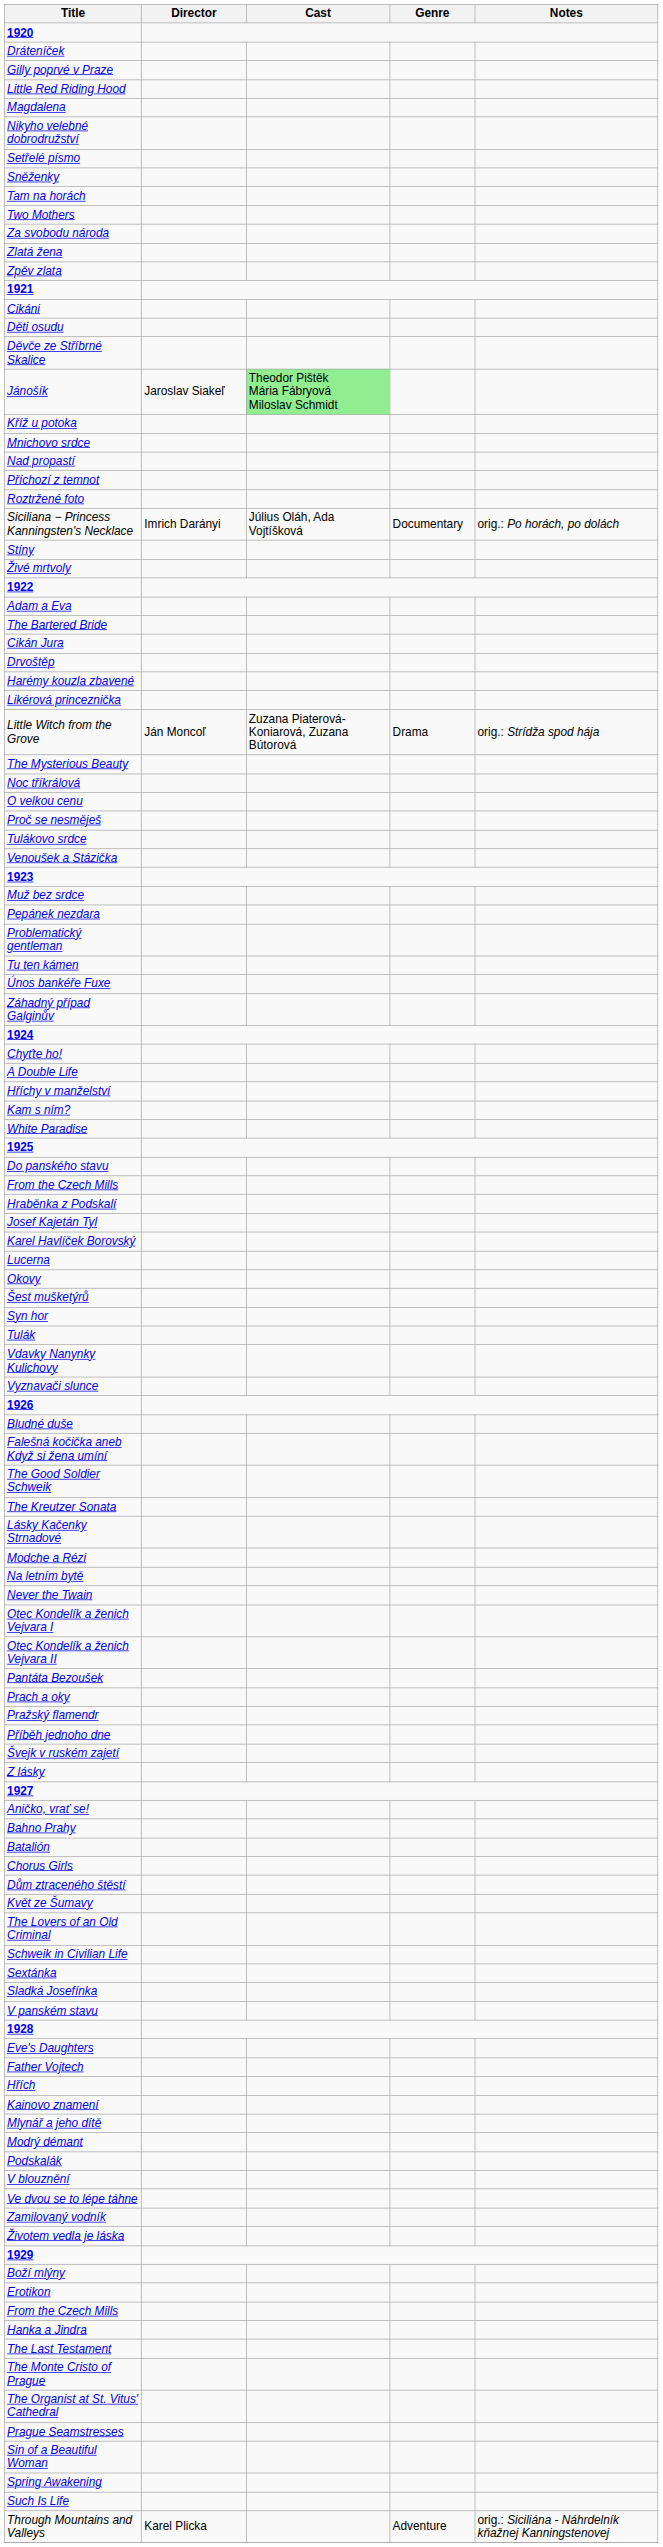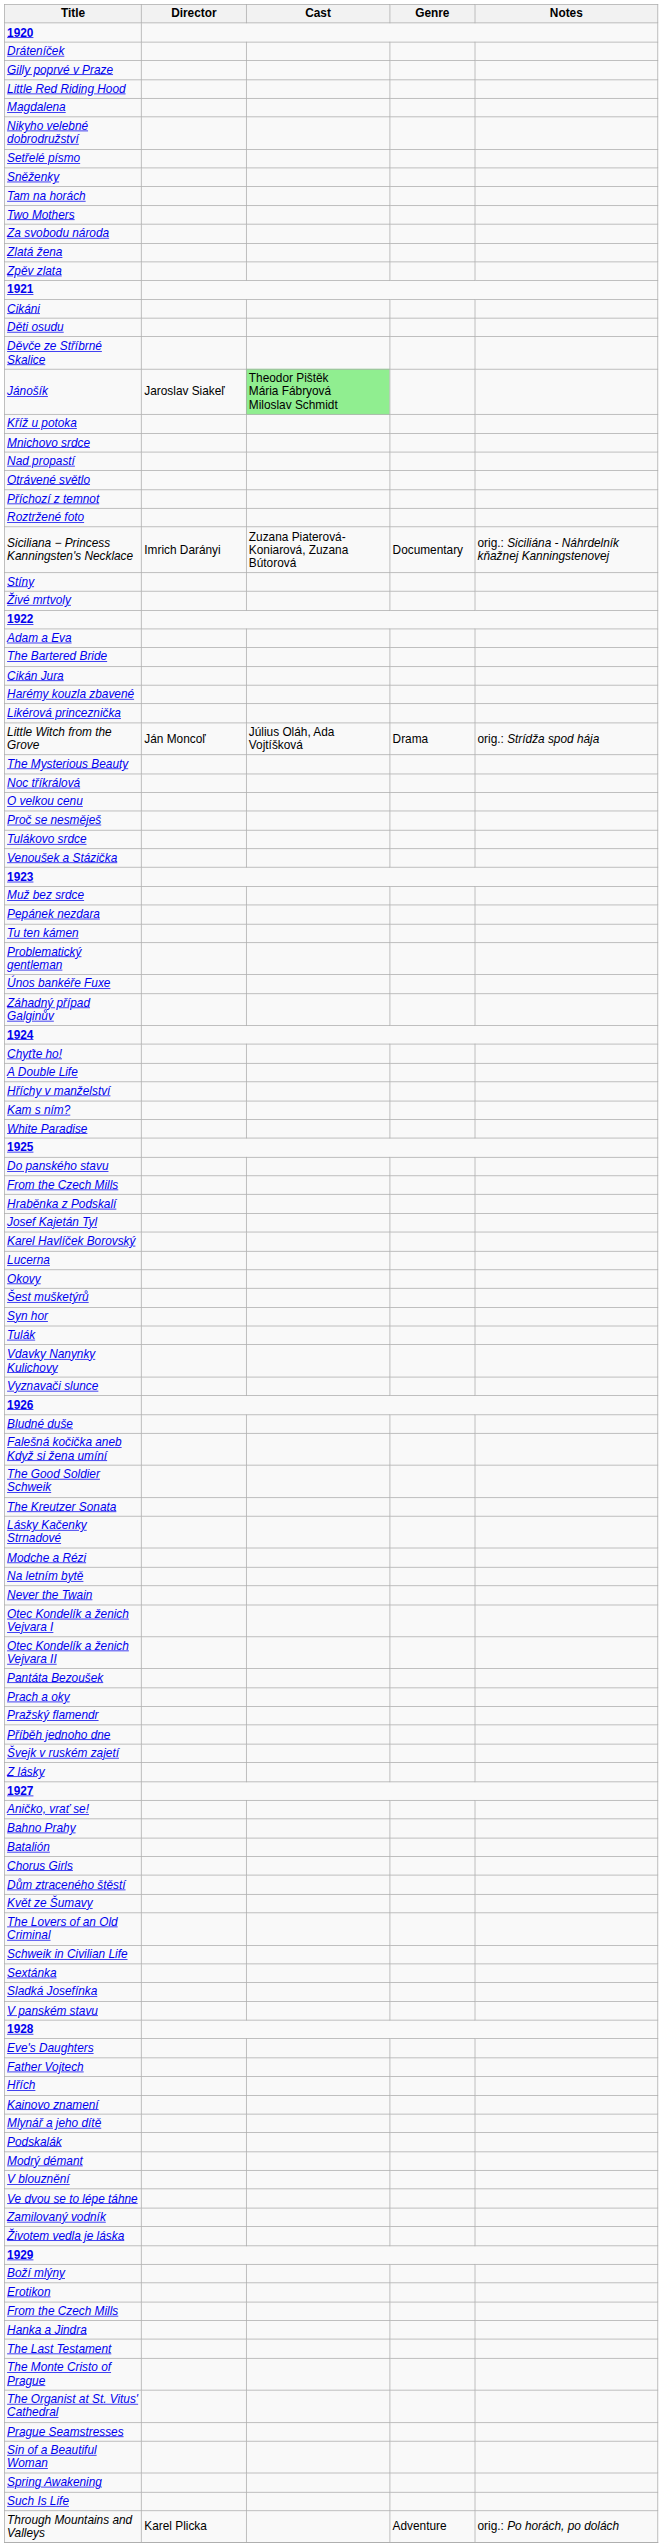+ row: (49, 480)
(292, 524) Július Oláh, Ada Vojtíšková -> (299, 549) Zuzana Piaterová-Koniarová, Zuzana Bútorová
(548, 524) orig.: Po horách, po dolách -> (548, 549) orig.: Siciliána - Náhrdelník kňažnej Kanningstenovej
- row: (31, 662)
(299, 732) Zuzana Piaterová-Koniarová, Zuzana Bútorová -> (292, 738) Július Oláh, Ada Vojtíšková
rows swapped: (44, 939) <-> (43, 965)
rows swapped: (45, 2142) <-> (34, 2161)
(548, 2526) orig.: Siciliána - Náhrdelník kňažnej Kanningstenovej -> (548, 2526) orig.: Po horách, po dolách
